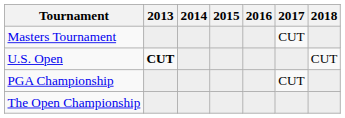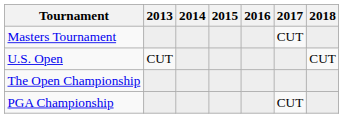(160, 59) bold -> (160, 59) normal
rows swapped: (74, 102) <-> (61, 81)
